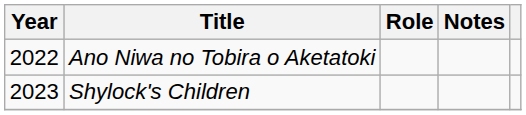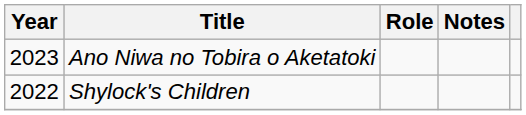(34, 57) 2022 -> (34, 57) 2023
(34, 92) 2023 -> (34, 92) 2022
